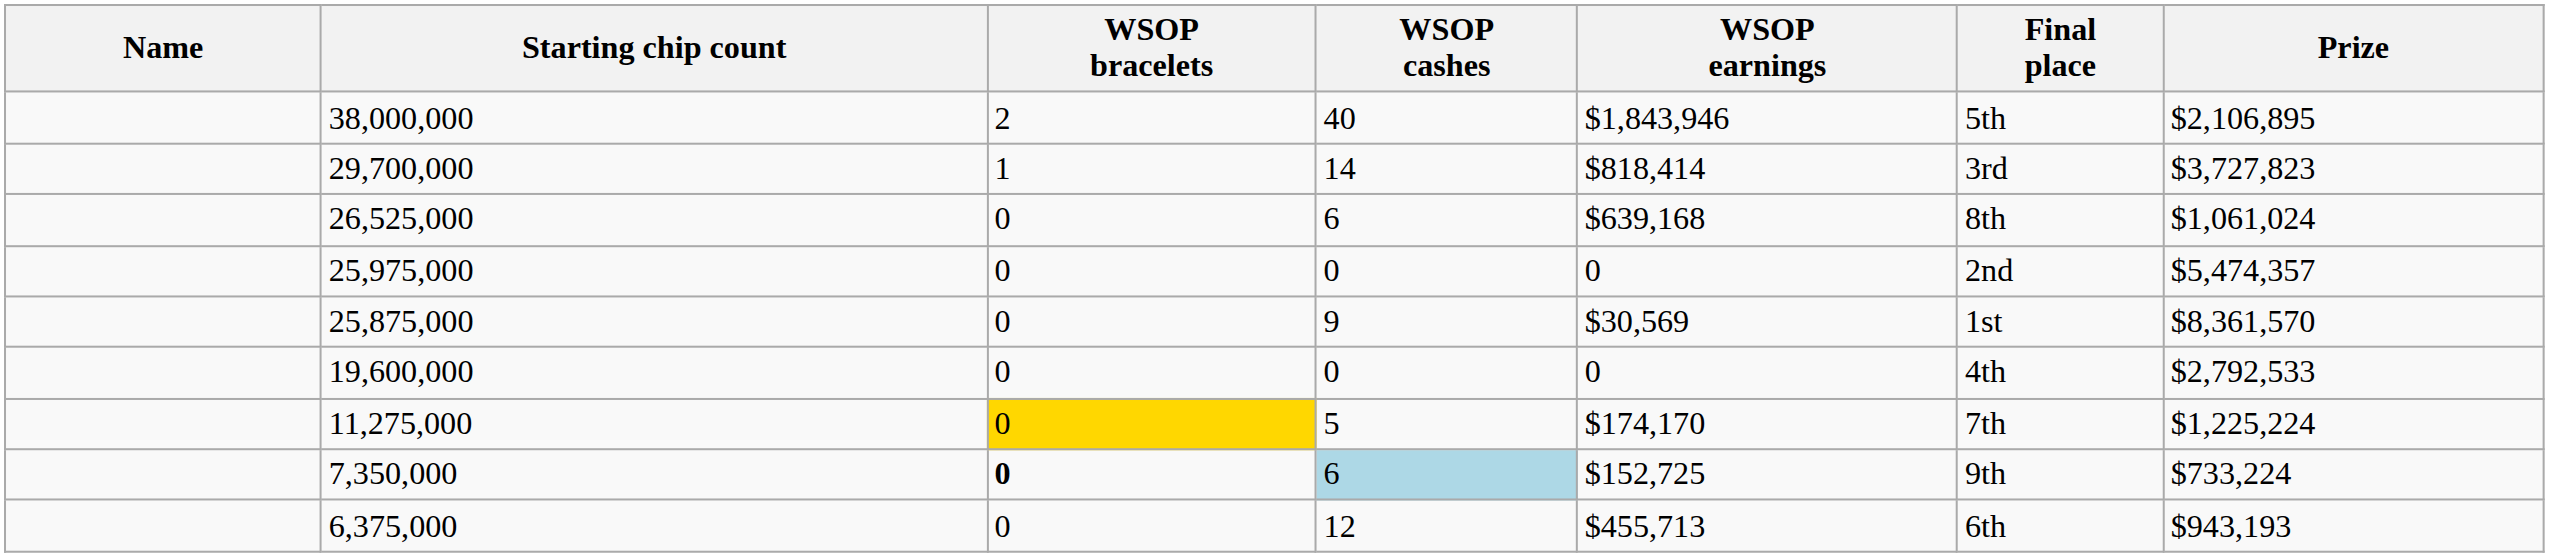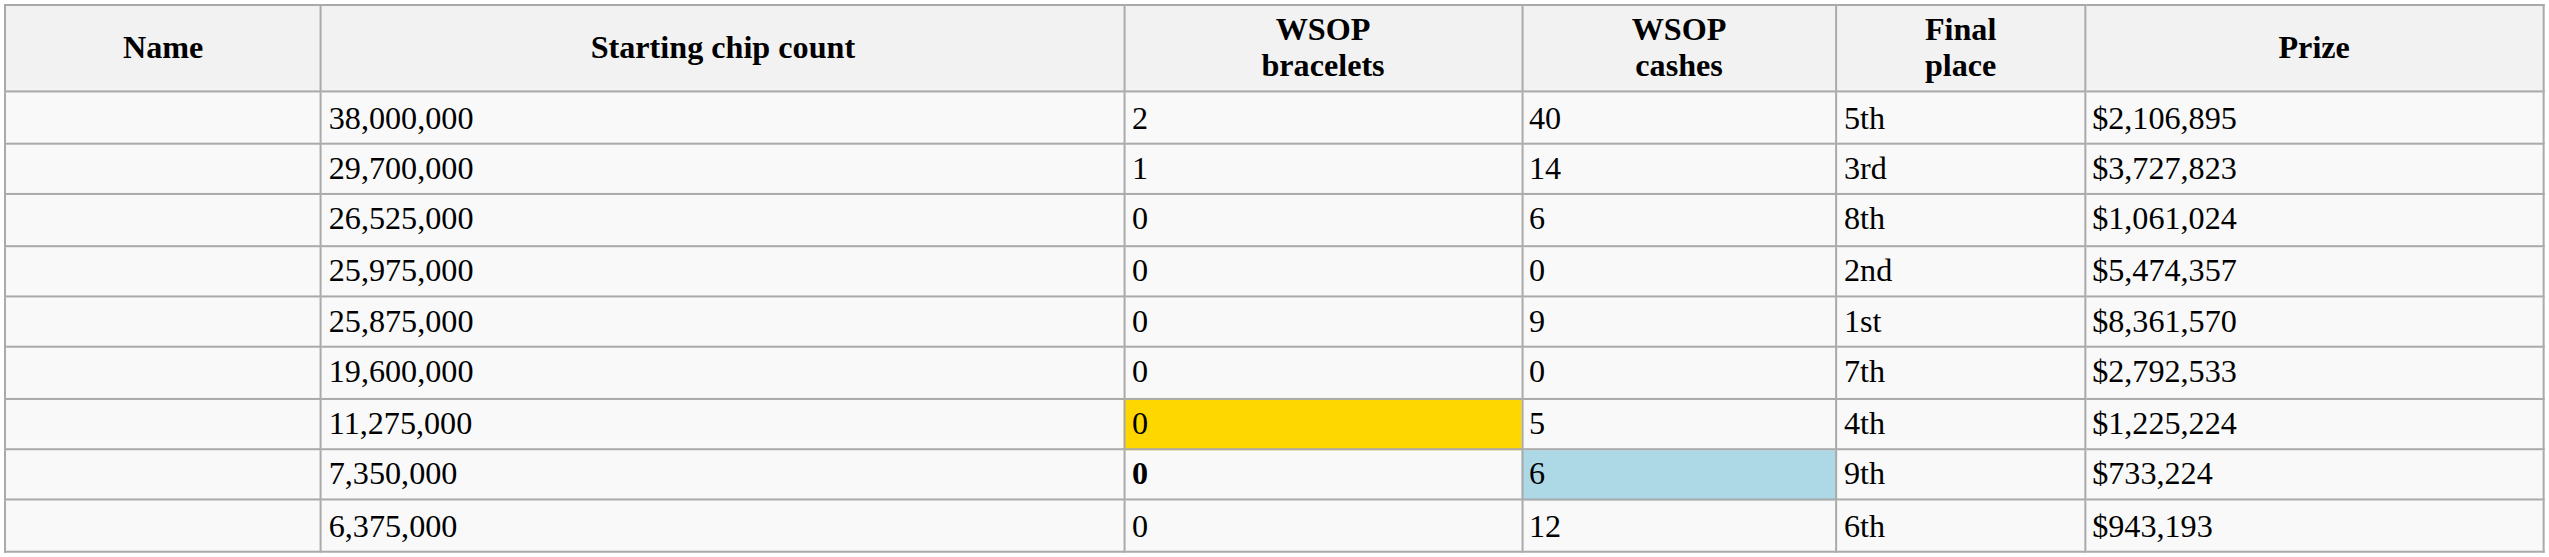- column: (1767, 48)
(1986, 372) 4th -> (1865, 372) 7th
(1986, 423) 7th -> (1865, 423) 4th
